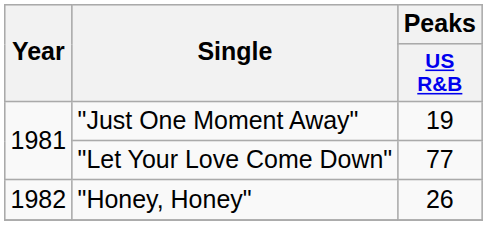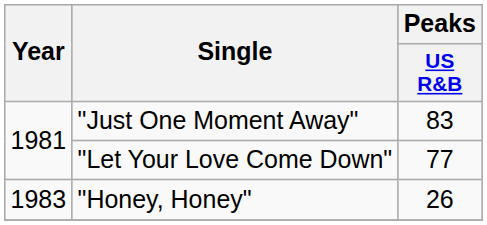(440, 120) 19 -> (440, 120) 83
(38, 199) 1982 -> (38, 199) 1983
